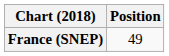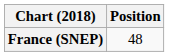(135, 39) 49 -> (135, 39) 48
